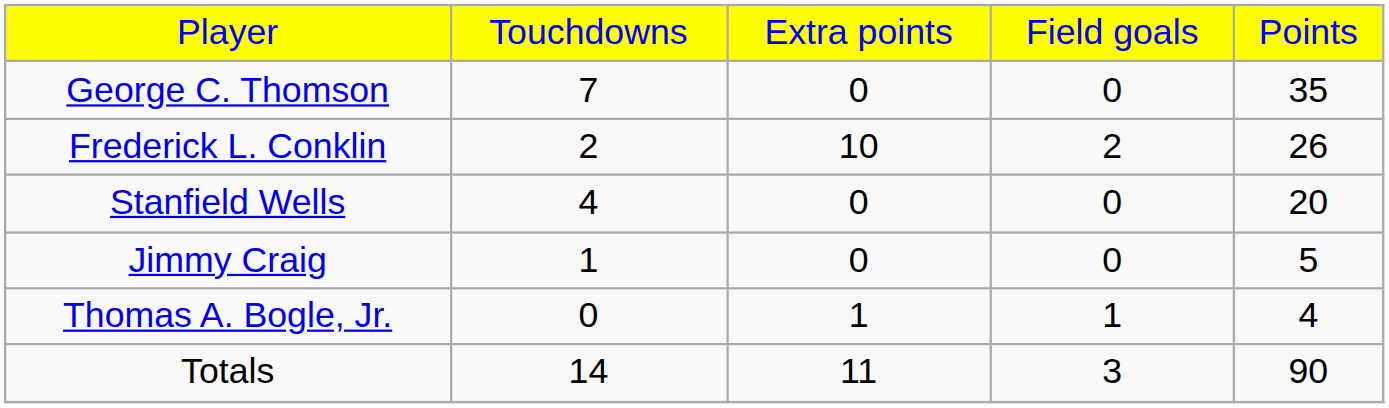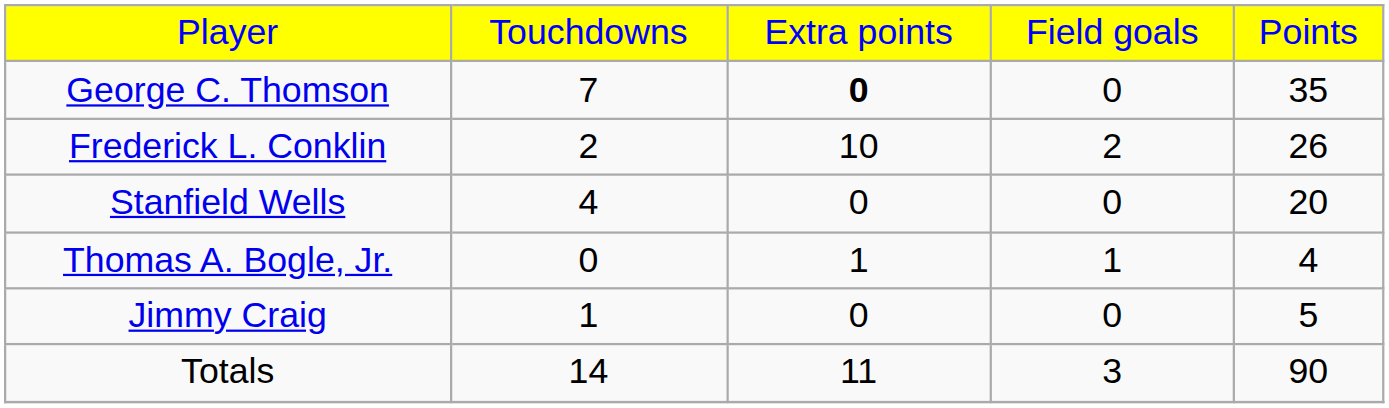(859, 89) normal -> (859, 89) bold
rows swapped: (228, 259) <-> (228, 315)
